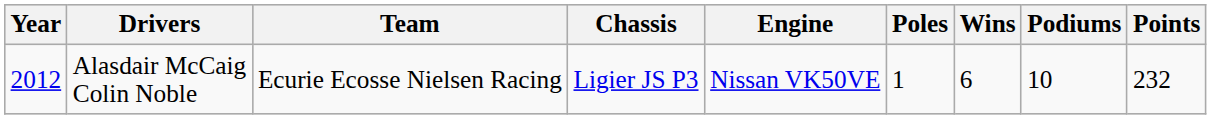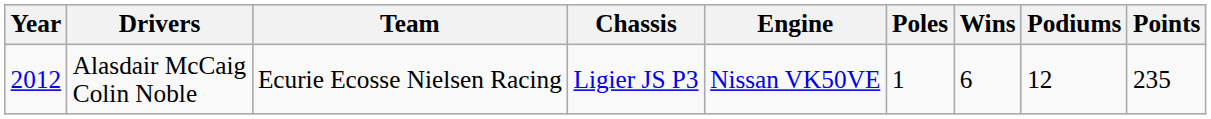(1040, 78) 10 -> (1040, 78) 12
(1152, 78) 232 -> (1152, 78) 235
